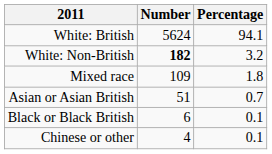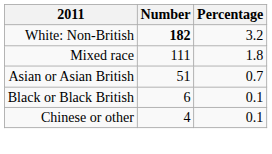- row: (94, 35)
(180, 76) 109 -> (181, 55) 111
